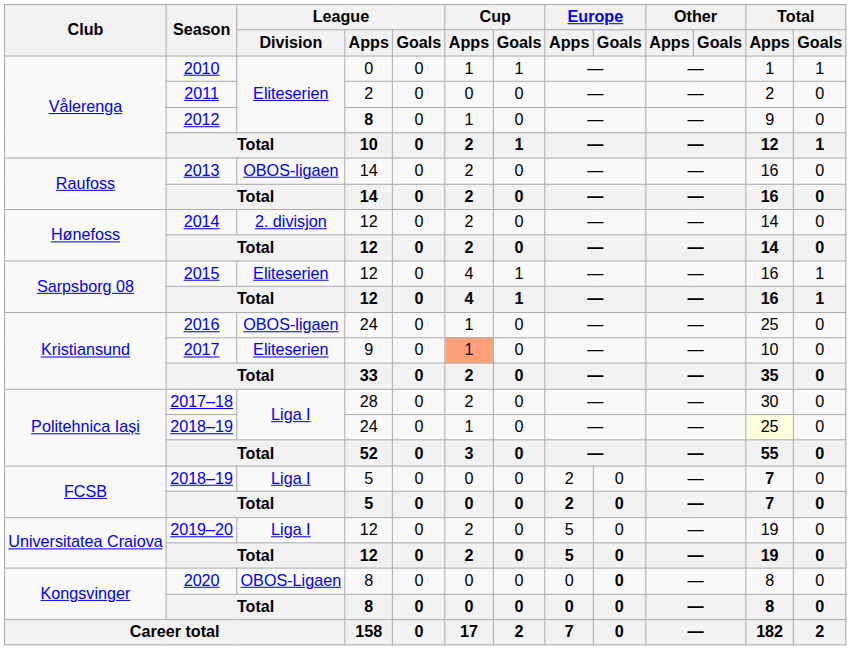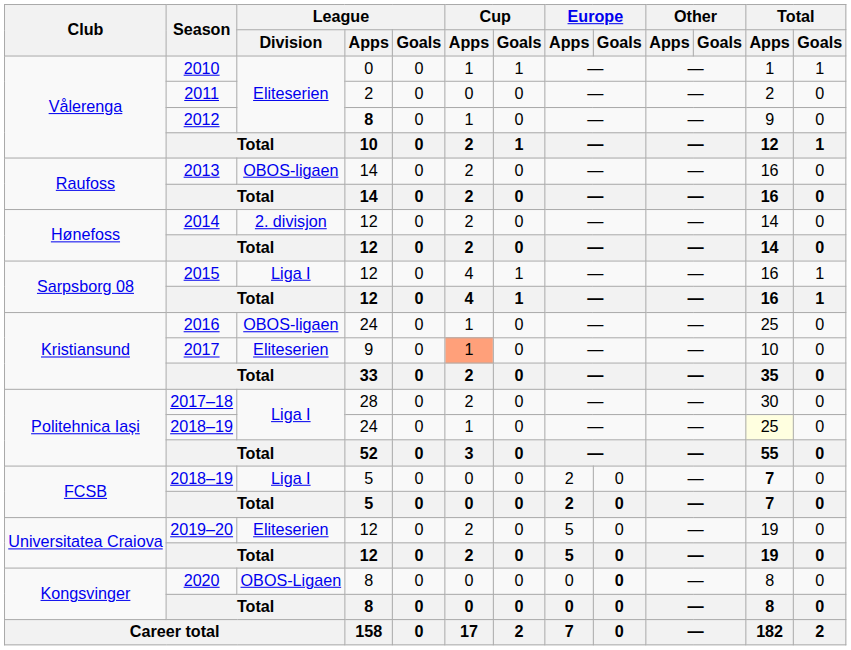(291, 273) Eliteserien -> (291, 273) Liga I
(291, 529) Liga I -> (291, 529) Eliteserien
